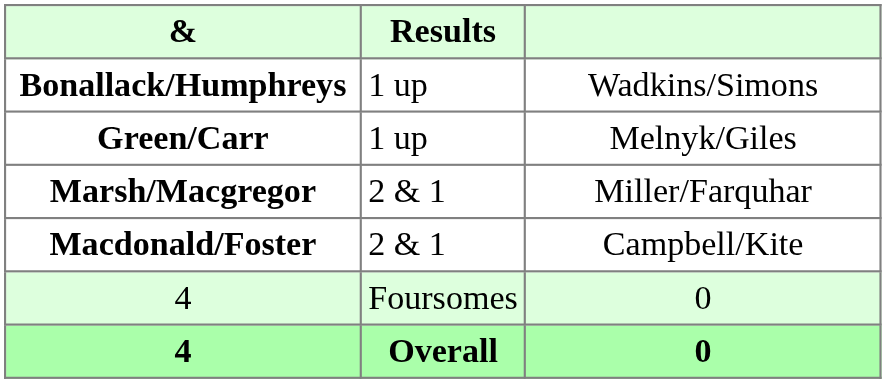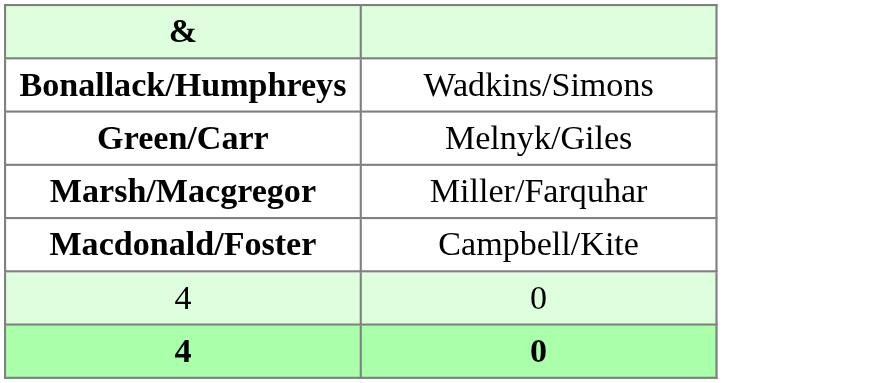- column: (443, 31)
